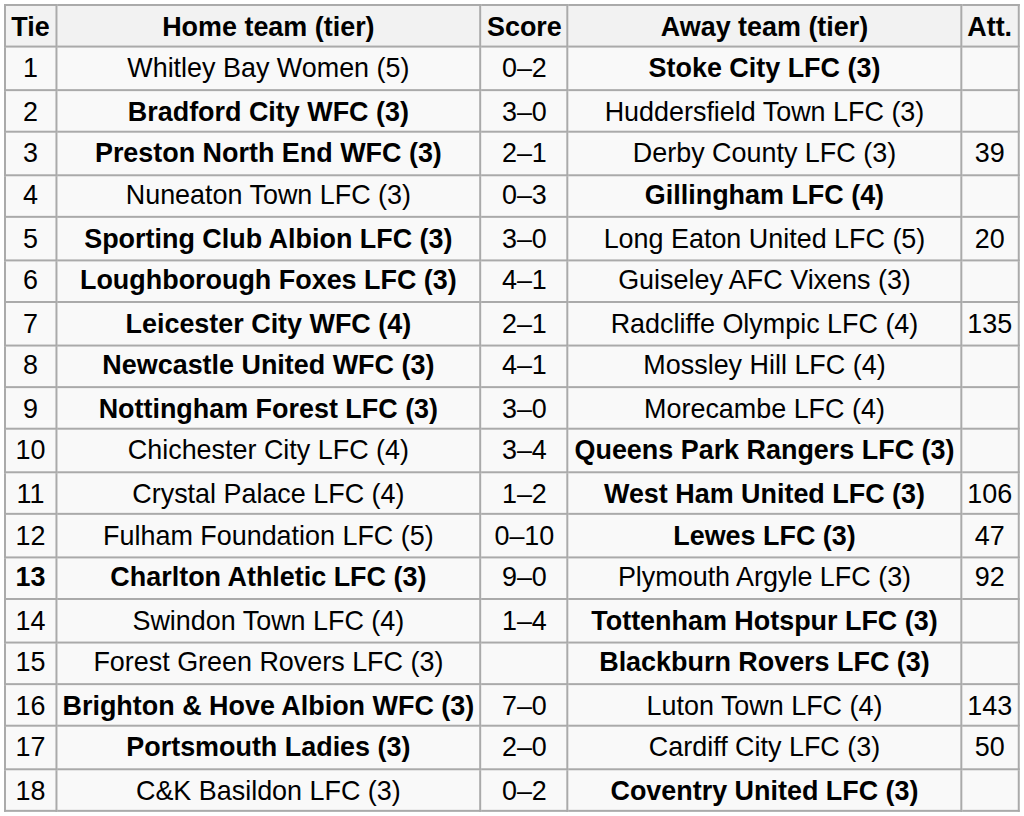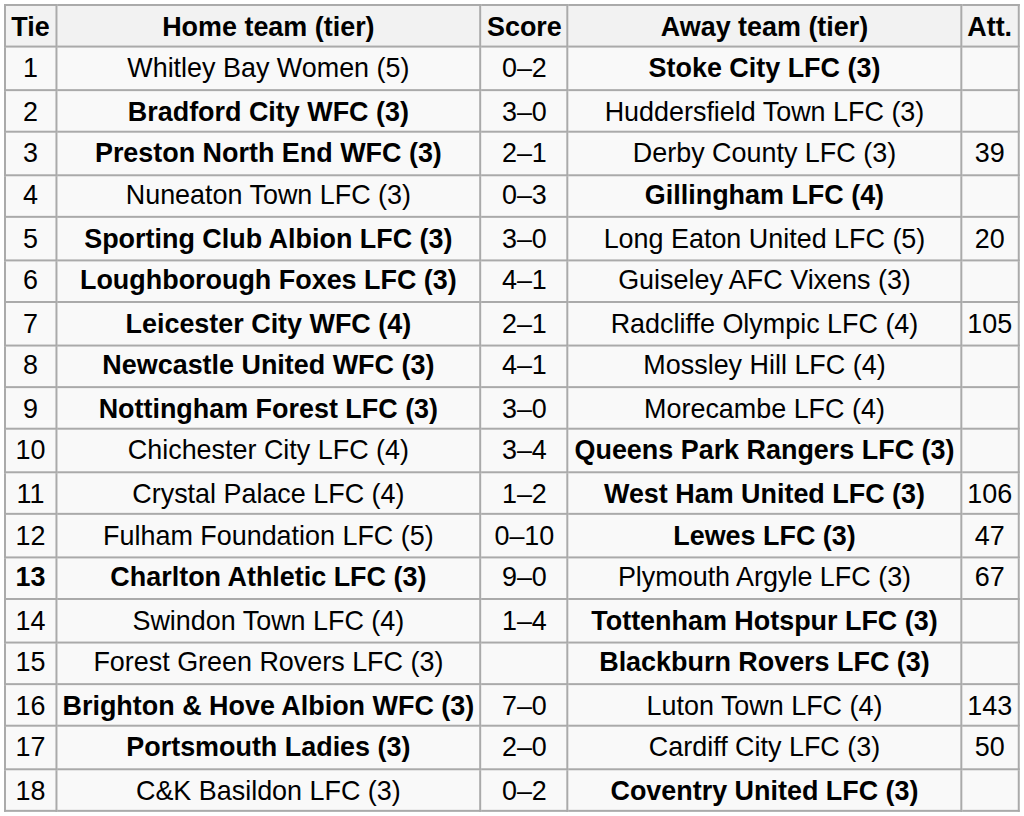(990, 323) 135 -> (990, 323) 105
(990, 578) 92 -> (990, 578) 67
